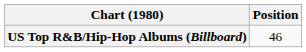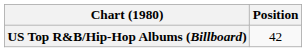(276, 36) 46 -> (276, 36) 42
